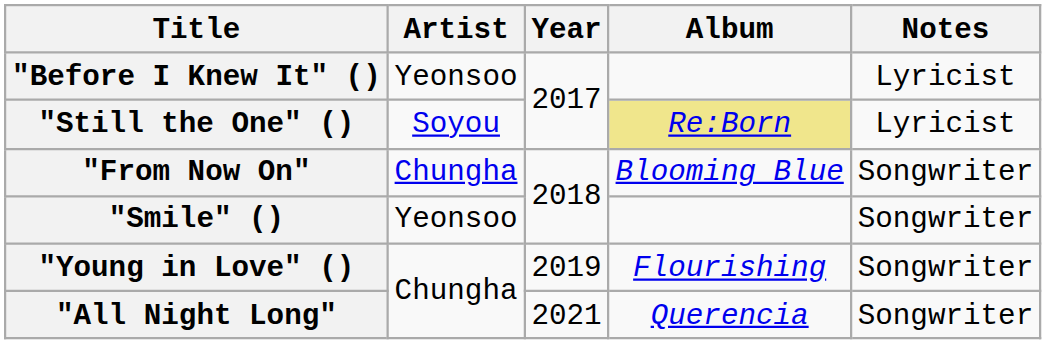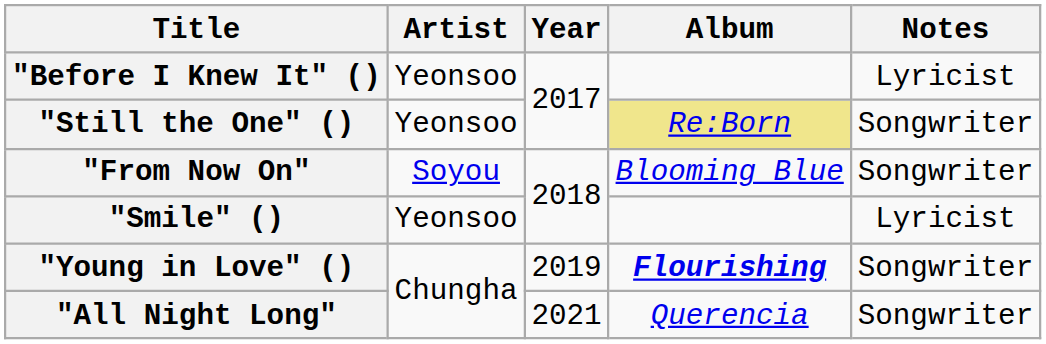(456, 124) Soyou -> (456, 124) Yeonsoo
(945, 124) Lyricist -> (945, 124) Songwriter
(456, 172) Chungha -> (456, 172) Soyou
(945, 220) Songwriter -> (945, 220) Lyricist
(730, 267) normal -> (730, 267) bold
